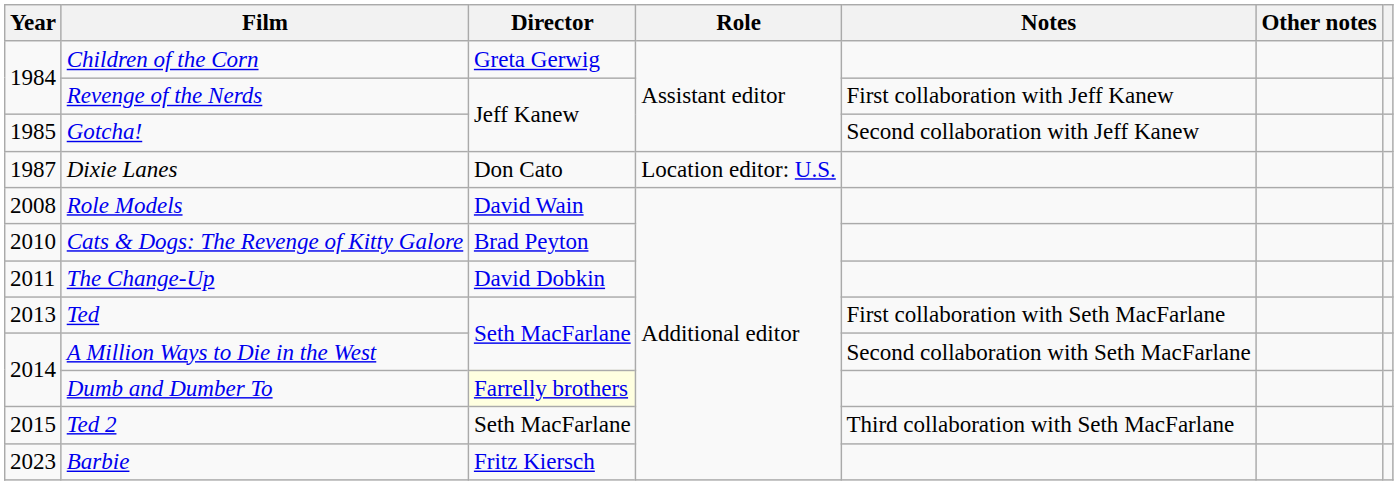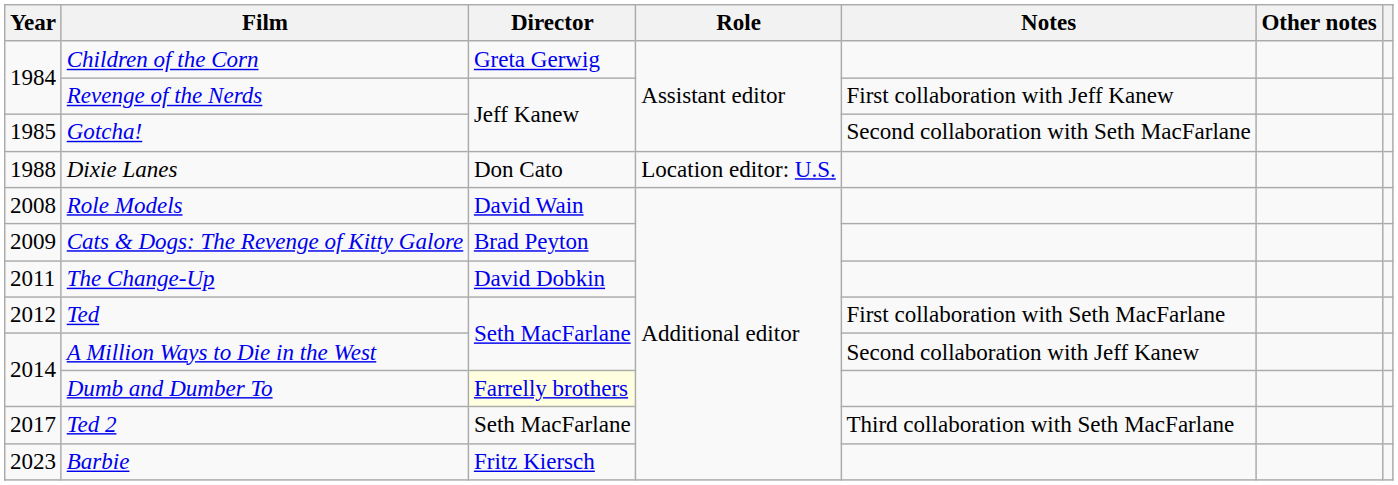(1023, 132) Second collaboration with Jeff Kanew -> (1049, 132) Second collaboration with Seth MacFarlane
(33, 168) 1987 -> (33, 168) 1988
(33, 242) 2010 -> (33, 242) 2009
(33, 315) 2013 -> (33, 315) 2012
(1049, 351) Second collaboration with Seth MacFarlane -> (1023, 351) Second collaboration with Jeff Kanew
(33, 424) 2015 -> (33, 424) 2017
